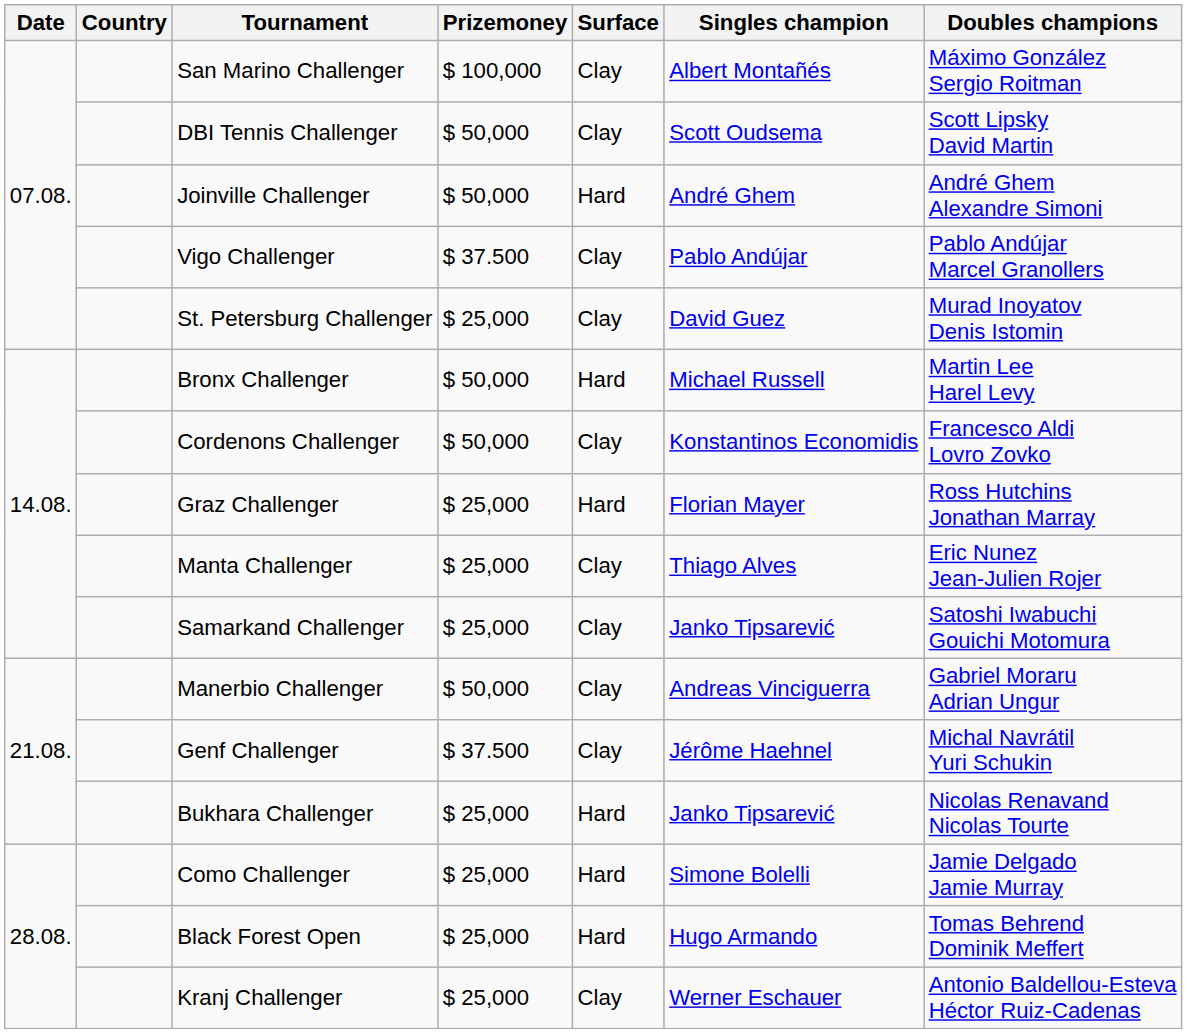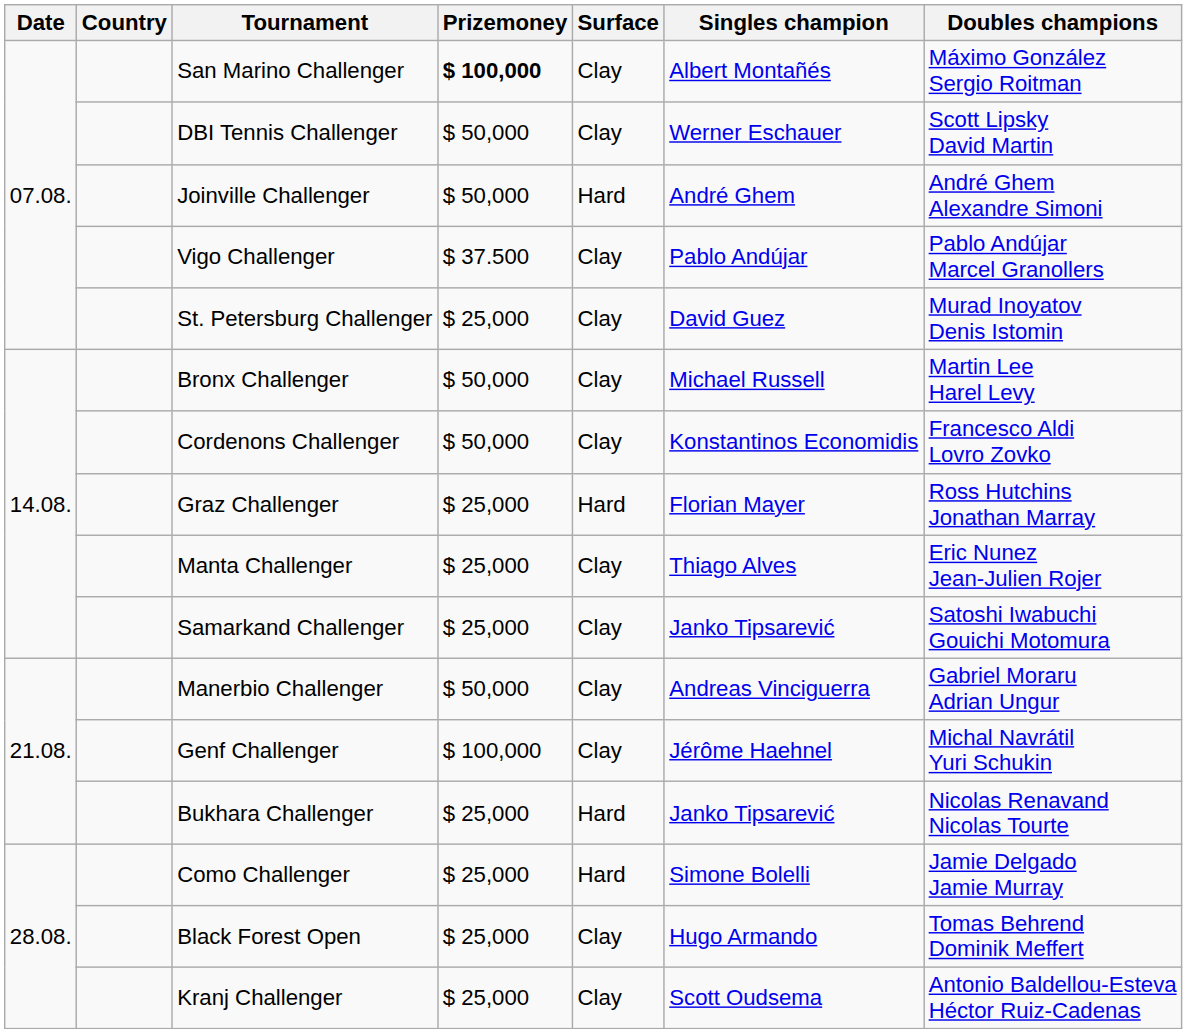(492, 70) normal -> (492, 70) bold
(746, 132) Scott Oudsema -> (755, 132) Werner Eschauer
(602, 379) Hard -> (600, 379) Clay
(486, 750) $ 37.500 -> (492, 750) $ 100,000
(602, 935) Hard -> (600, 935) Clay
(755, 997) Werner Eschauer -> (746, 997) Scott Oudsema
